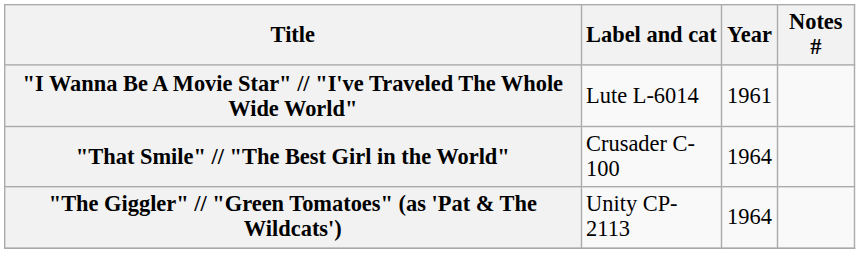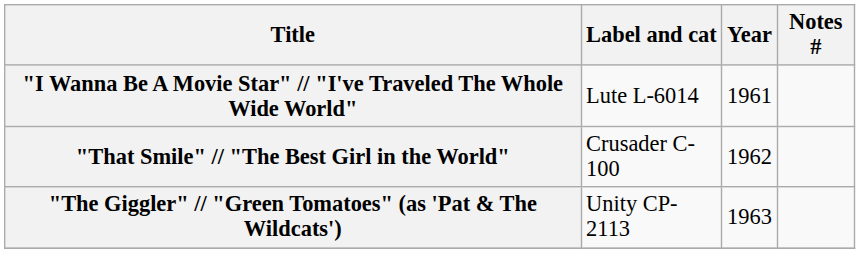(749, 156) 1964 -> (749, 156) 1962
(749, 217) 1964 -> (749, 217) 1963
